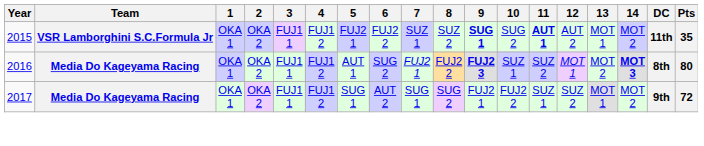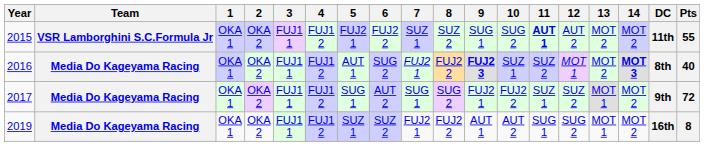(481, 37) bold -> (481, 37) normal
(603, 37) MOT 1 -> (604, 37) MOT 2
(687, 37) 35 -> (688, 37) 55
(687, 66) 80 -> (688, 66) 40
+ row: (19, 126)
